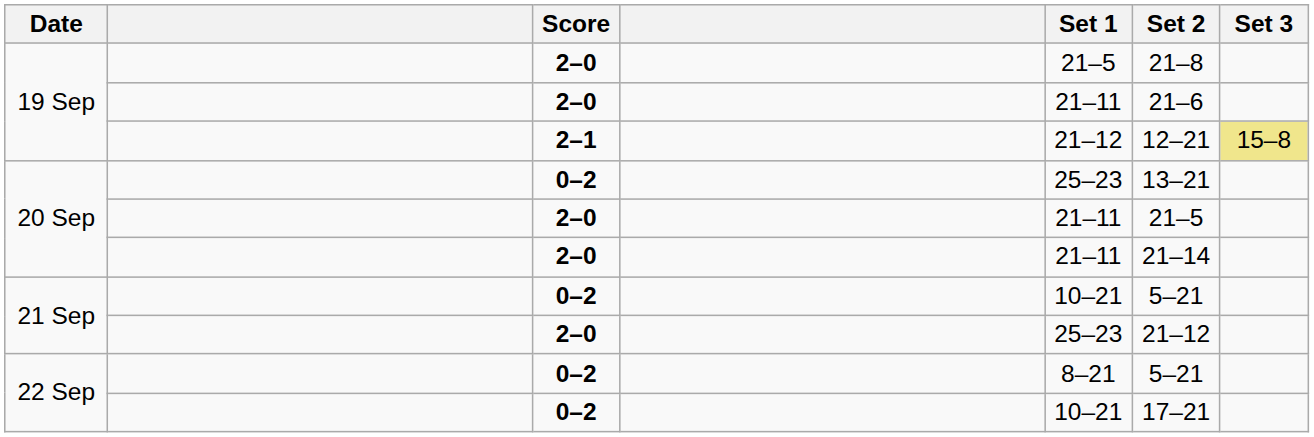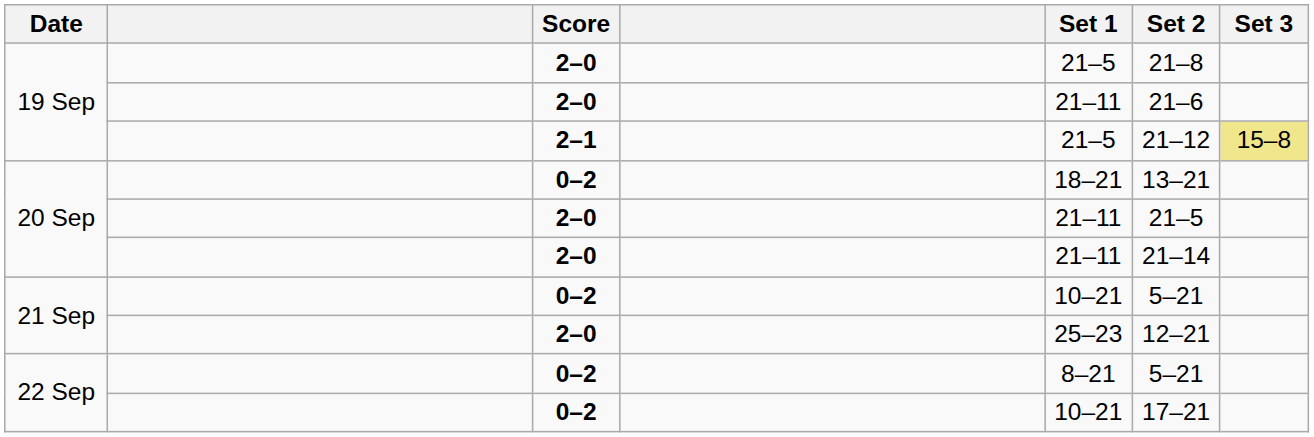(1088, 140) 21–12 -> (1088, 140) 21–5
(1176, 140) 12–21 -> (1176, 140) 21–12
(1088, 179) 25–23 -> (1088, 179) 18–21
(1176, 334) 21–12 -> (1176, 334) 12–21
